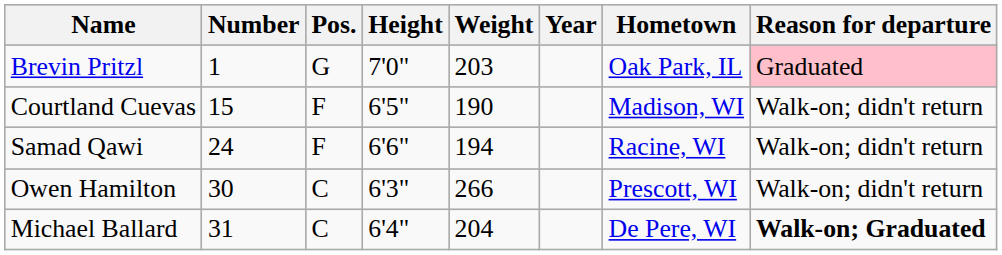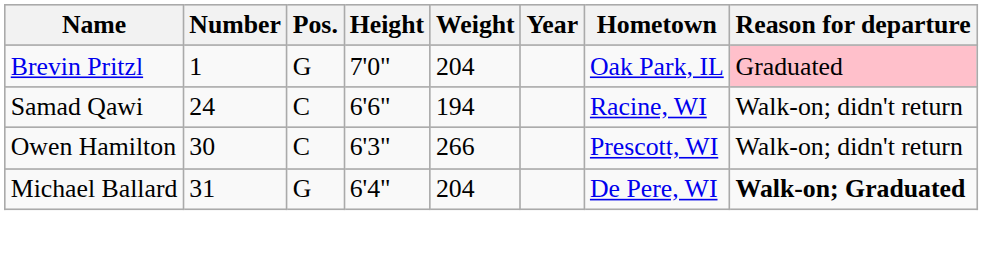(474, 65) 203 -> (455, 65) 204
- row: (103, 106)
(319, 147) F -> (301, 106) C
(320, 229) C -> (302, 188) G
